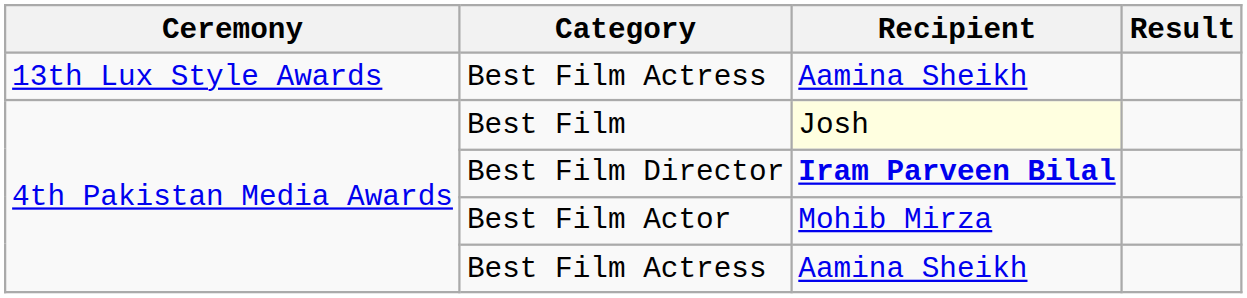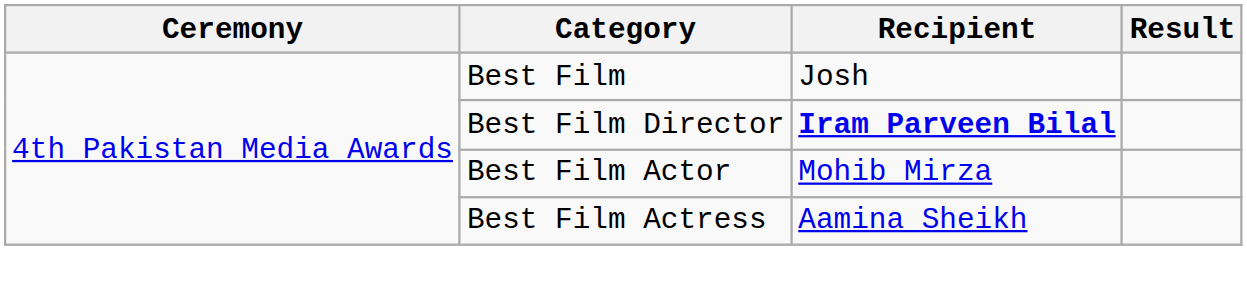- row: (197, 77)
(834, 125) lightyellow background -> (834, 77) no background
